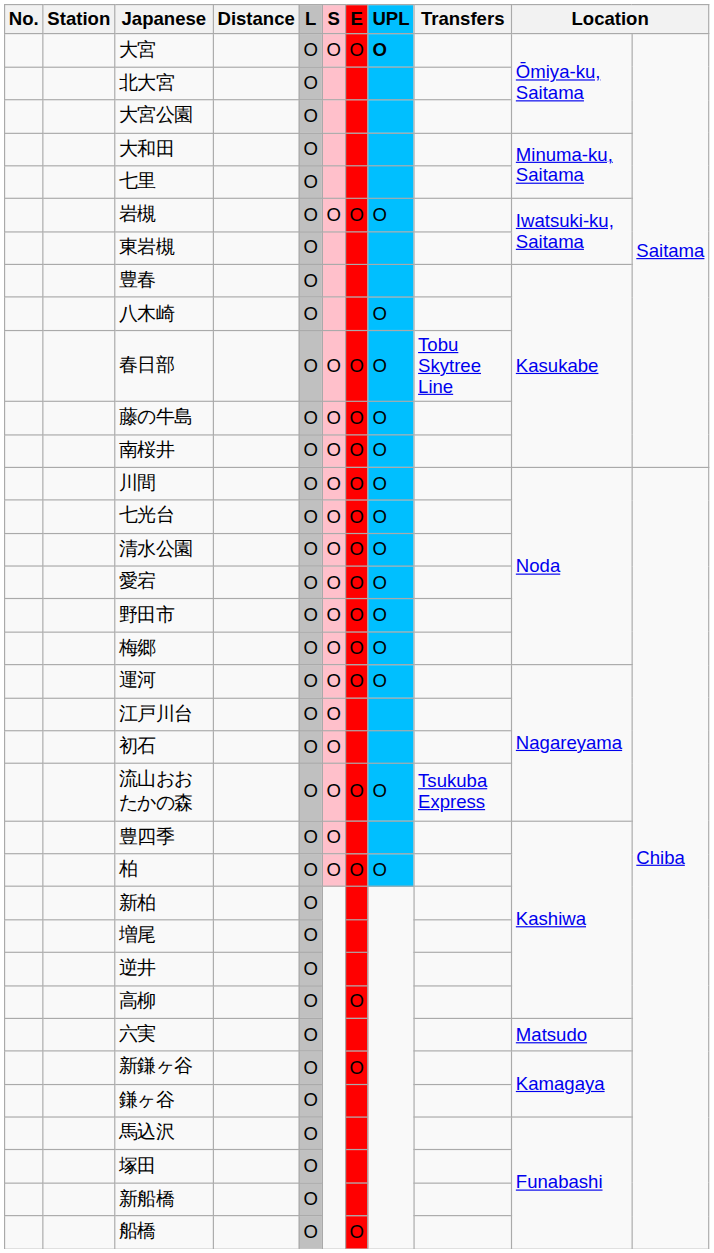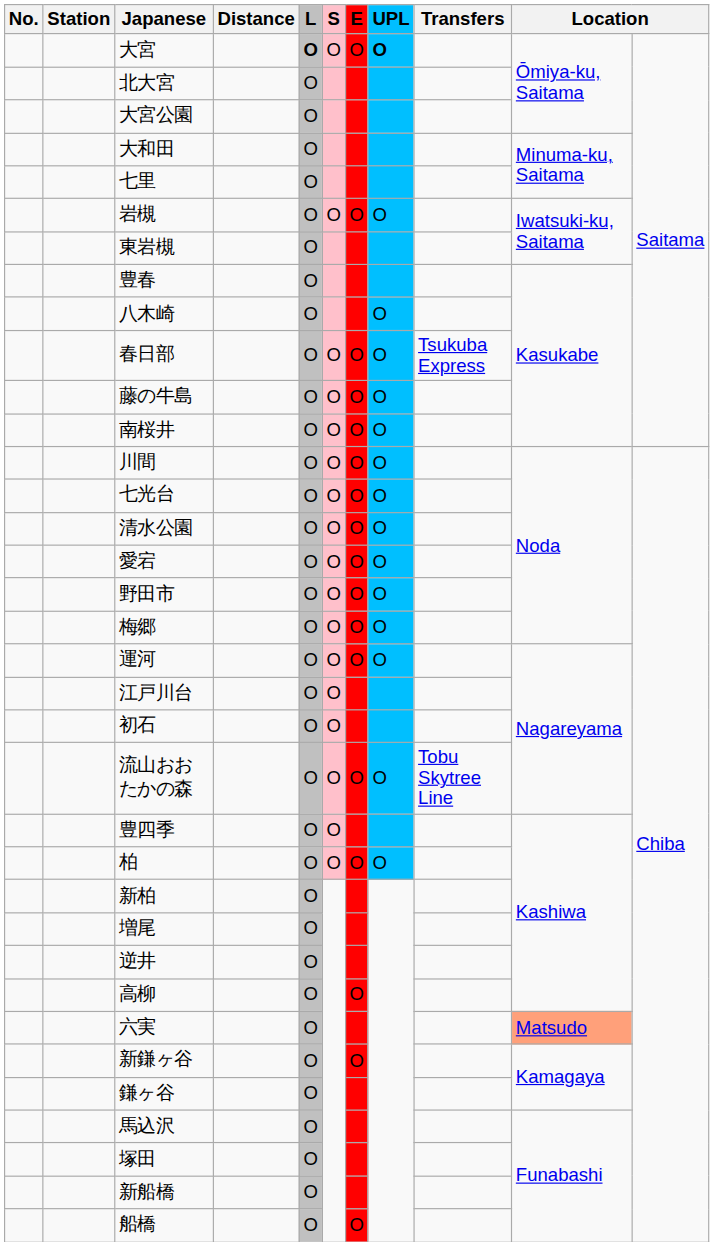(311, 50) normal -> (311, 50) bold
(450, 365) Tobu Skytree Line -> (453, 355) Tsukuba Express
(453, 792) Tsukuba Express -> (450, 778) Tobu Skytree Line
(551, 1034) no background -> (551, 1027) lightsalmon background
